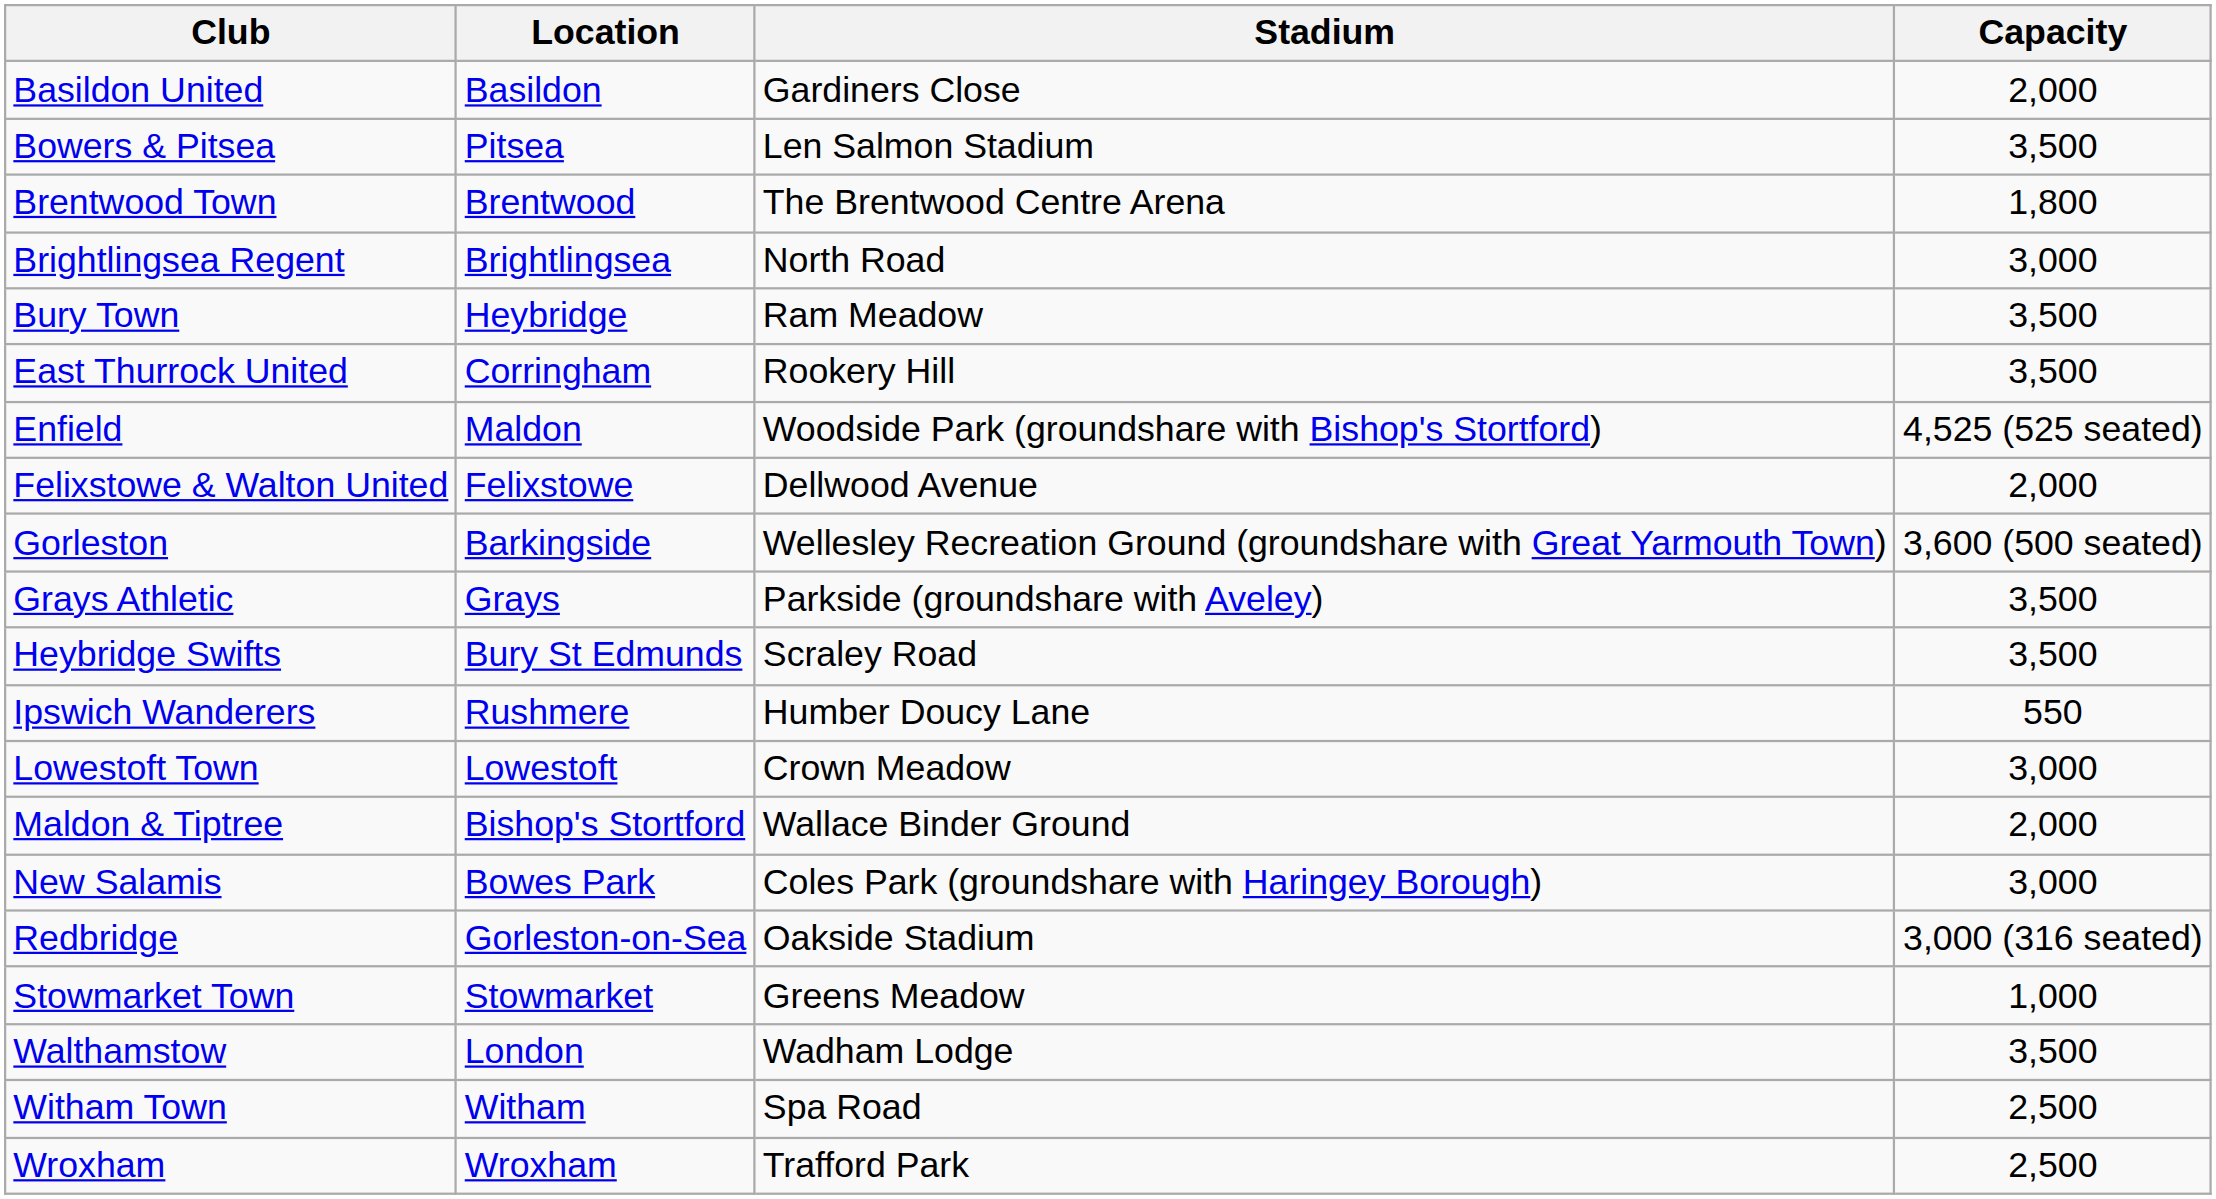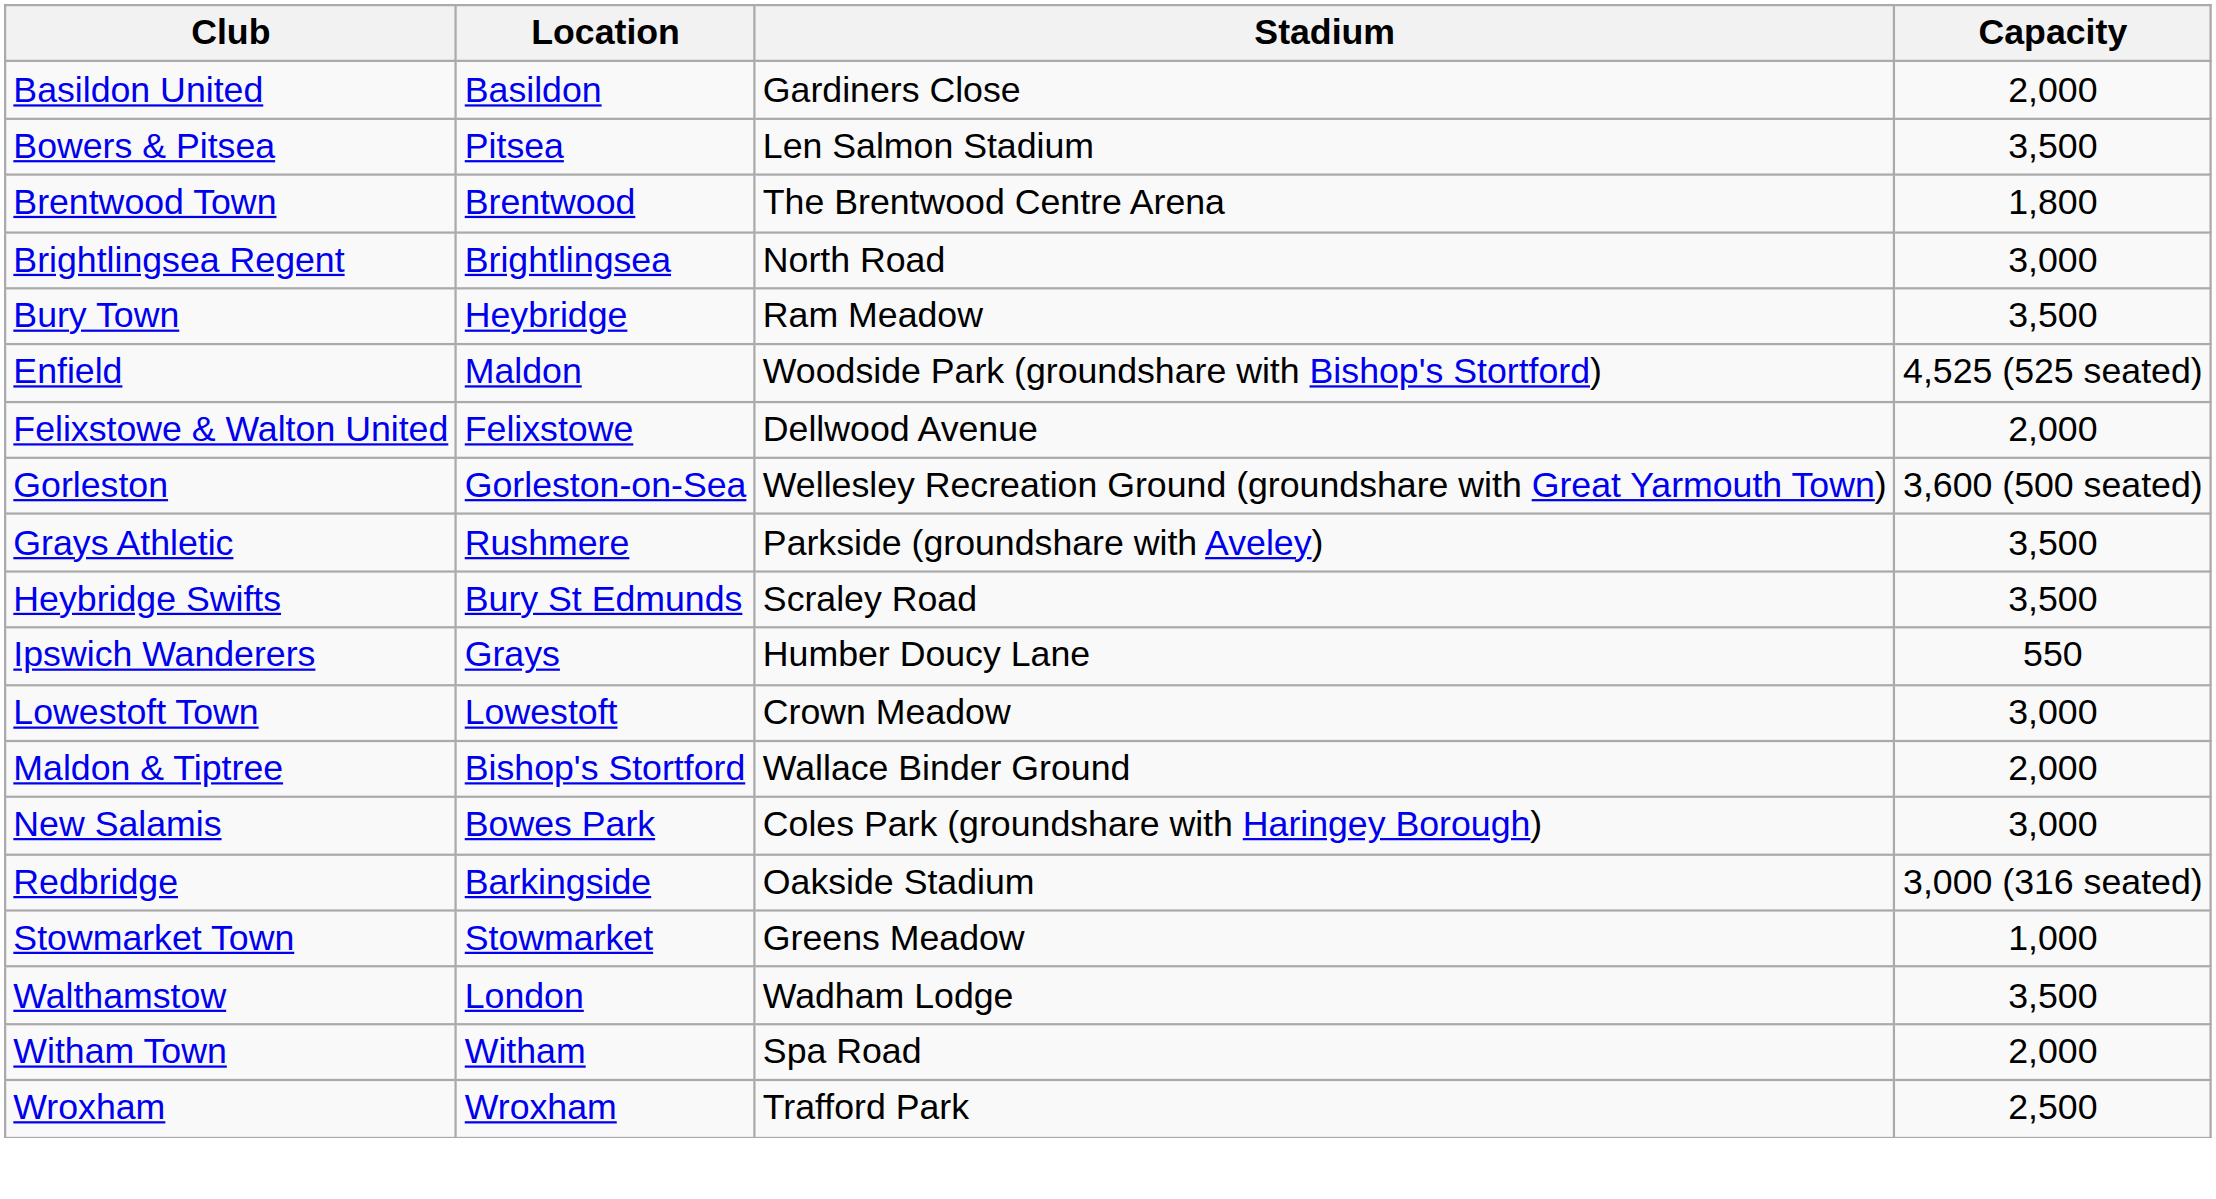- row: (181, 372)
(558, 542) Barkingside -> (606, 485) Gorleston-on-Sea
(512, 598) Grays -> (547, 542) Rushmere
(547, 711) Rushmere -> (512, 655) Grays
(606, 938) Gorleston-on-Sea -> (558, 881) Barkingside
(2053, 1107) 2,500 -> (2053, 1051) 2,000
